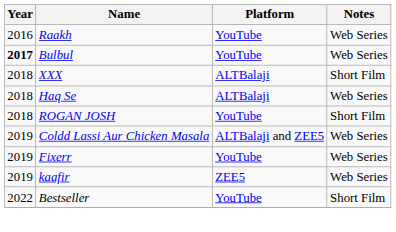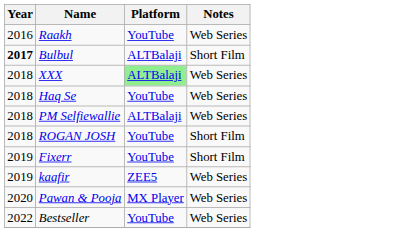(238, 55) YouTube -> (154, 55) ALTBalaji
(359, 55) Web Series -> (217, 55) Short Film
(242, 75) no background -> (154, 75) lightgreen background
(358, 75) Short Film -> (218, 75) Web Series
(242, 95) ALTBalaji -> (151, 95) YouTube
+ row: (80, 116)
- row: (124, 136)
(359, 156) Web Series -> (217, 156) Short Film
+ row: (80, 197)
(358, 197) Short Film -> (218, 217) Web Series
